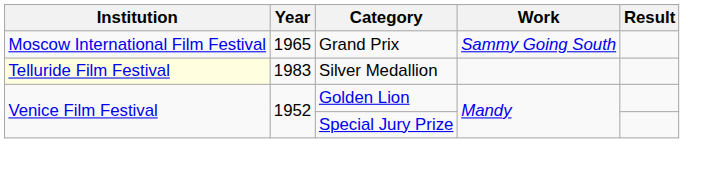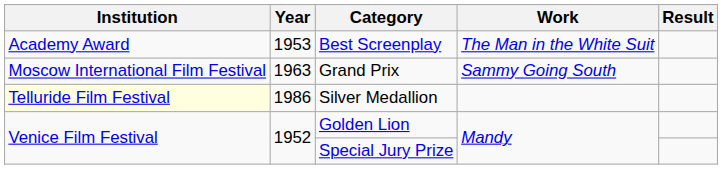+ row: (380, 44)
(293, 44) 1965 -> (293, 71) 1963
(293, 71) 1983 -> (293, 97) 1986
